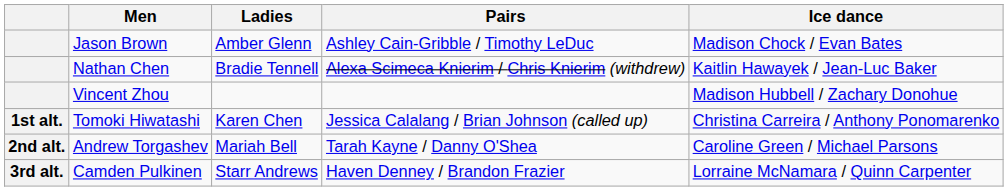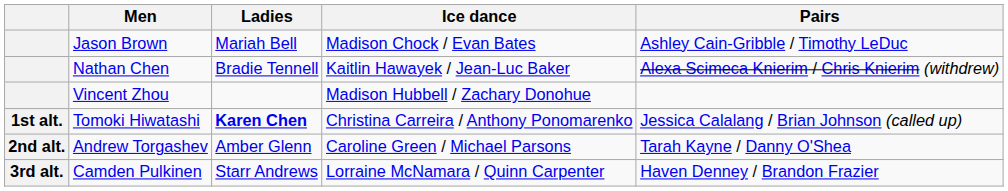columns swapped: (506, 17) <-> (846, 17)
(263, 43) Amber Glenn -> (256, 43) Mariah Bell
(259, 120) normal -> (261, 120) bold
(256, 146) Mariah Bell -> (263, 146) Amber Glenn
